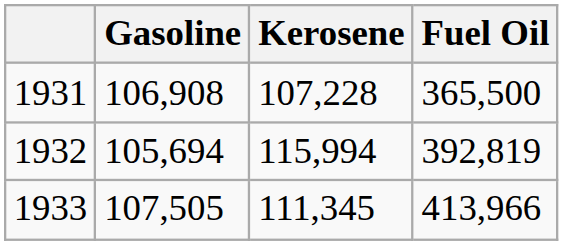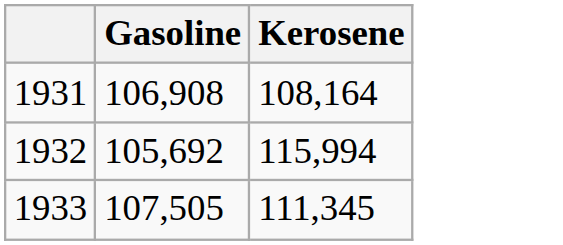- column: (485, 33)
(318, 92) 107,228 -> (318, 92) 108,164
(164, 150) 105,694 -> (164, 150) 105,692
